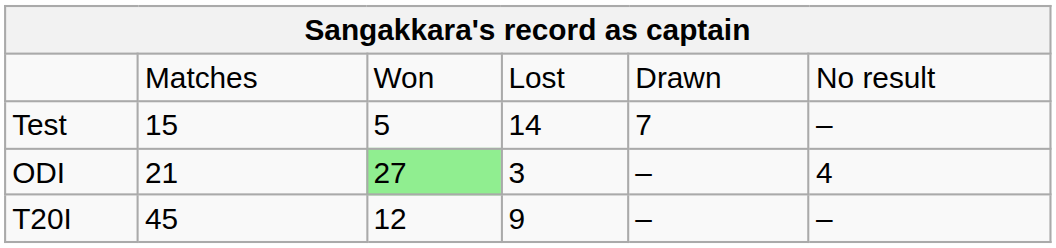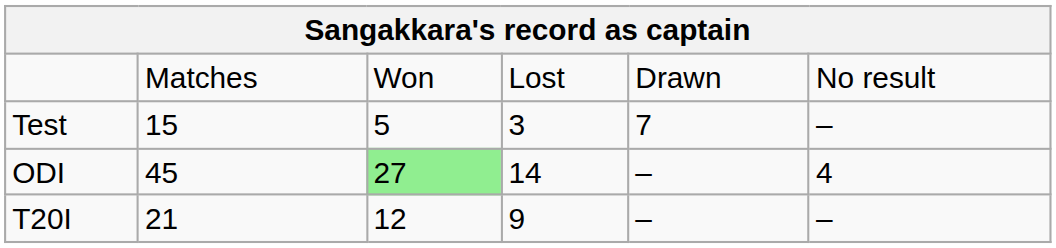(525, 125) 14 -> (517, 125) 3
(162, 172) 21 -> (162, 172) 45
(517, 172) 3 -> (525, 172) 14
(162, 219) 45 -> (162, 219) 21
